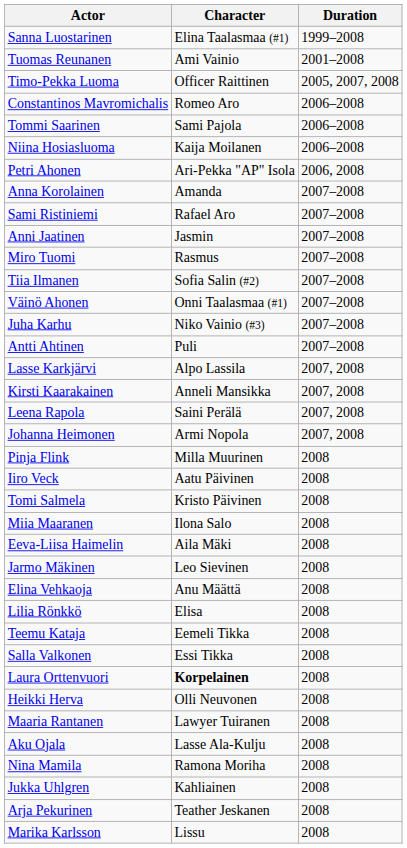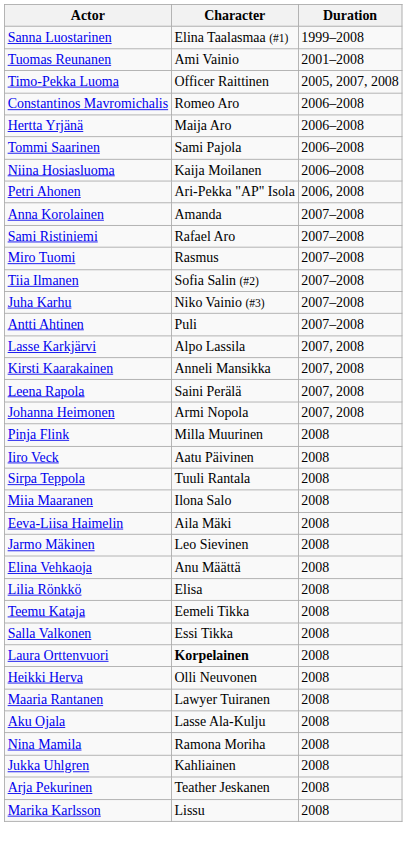+ row: (45, 125)
- row: (46, 236)
- row: (48, 302)
- row: (46, 501)
+ row: (46, 479)
